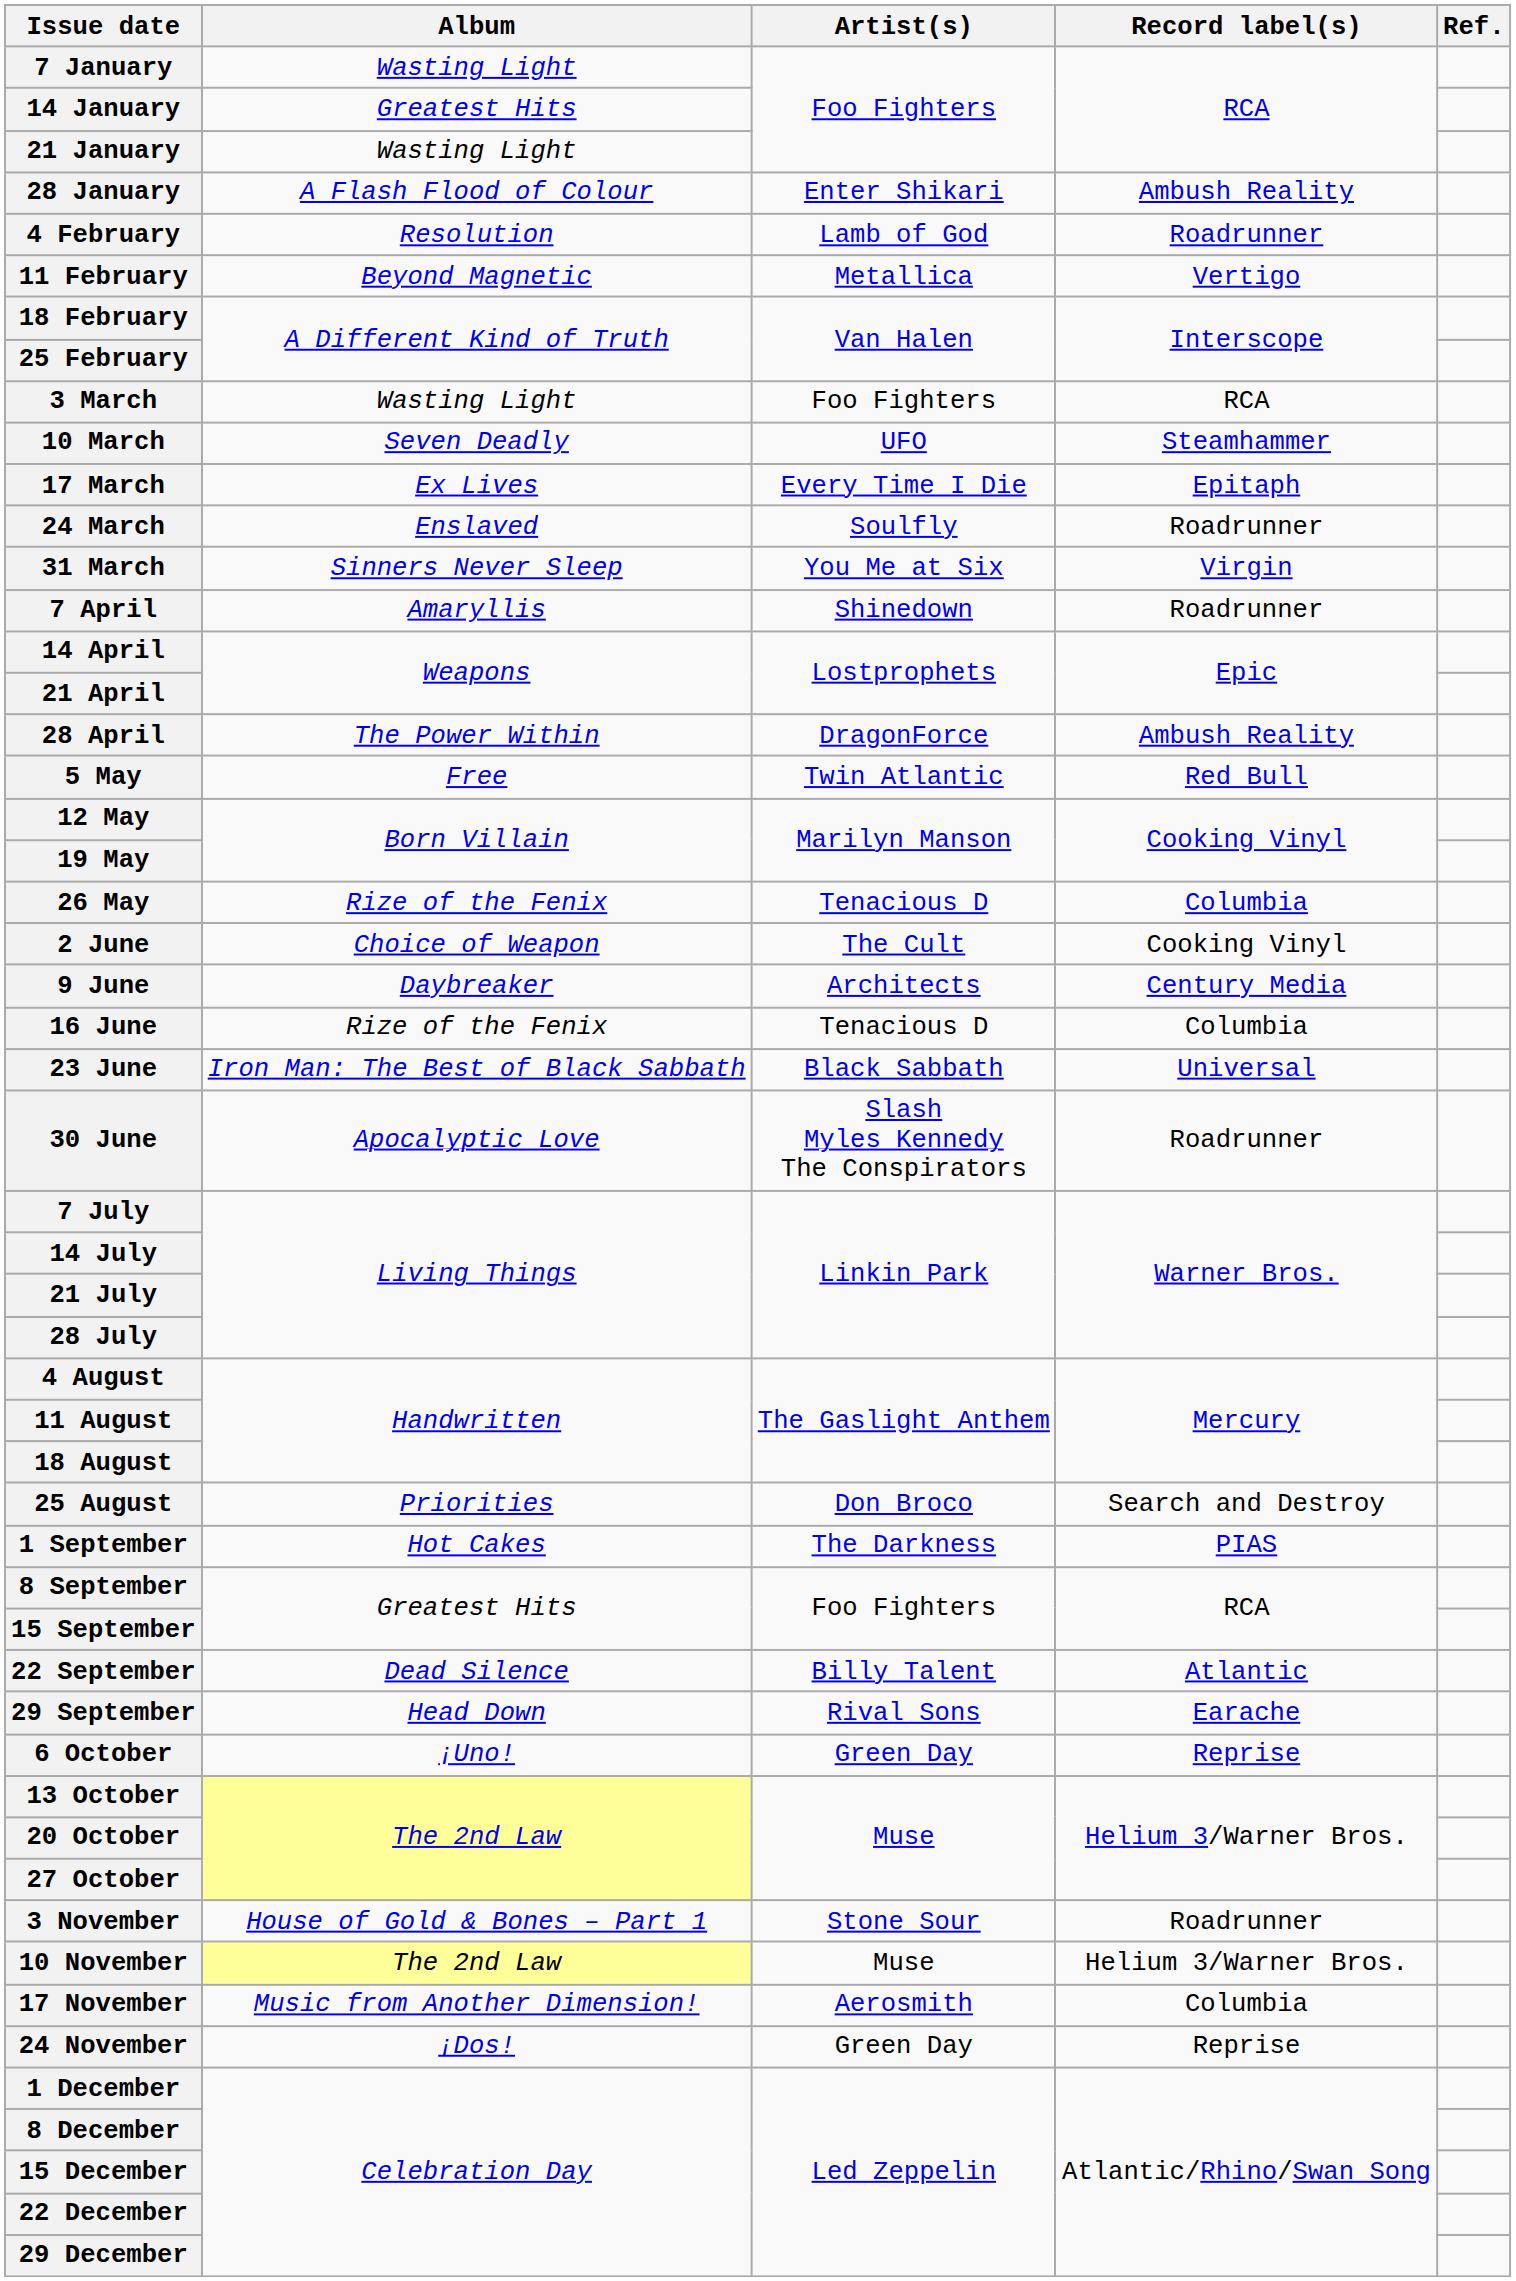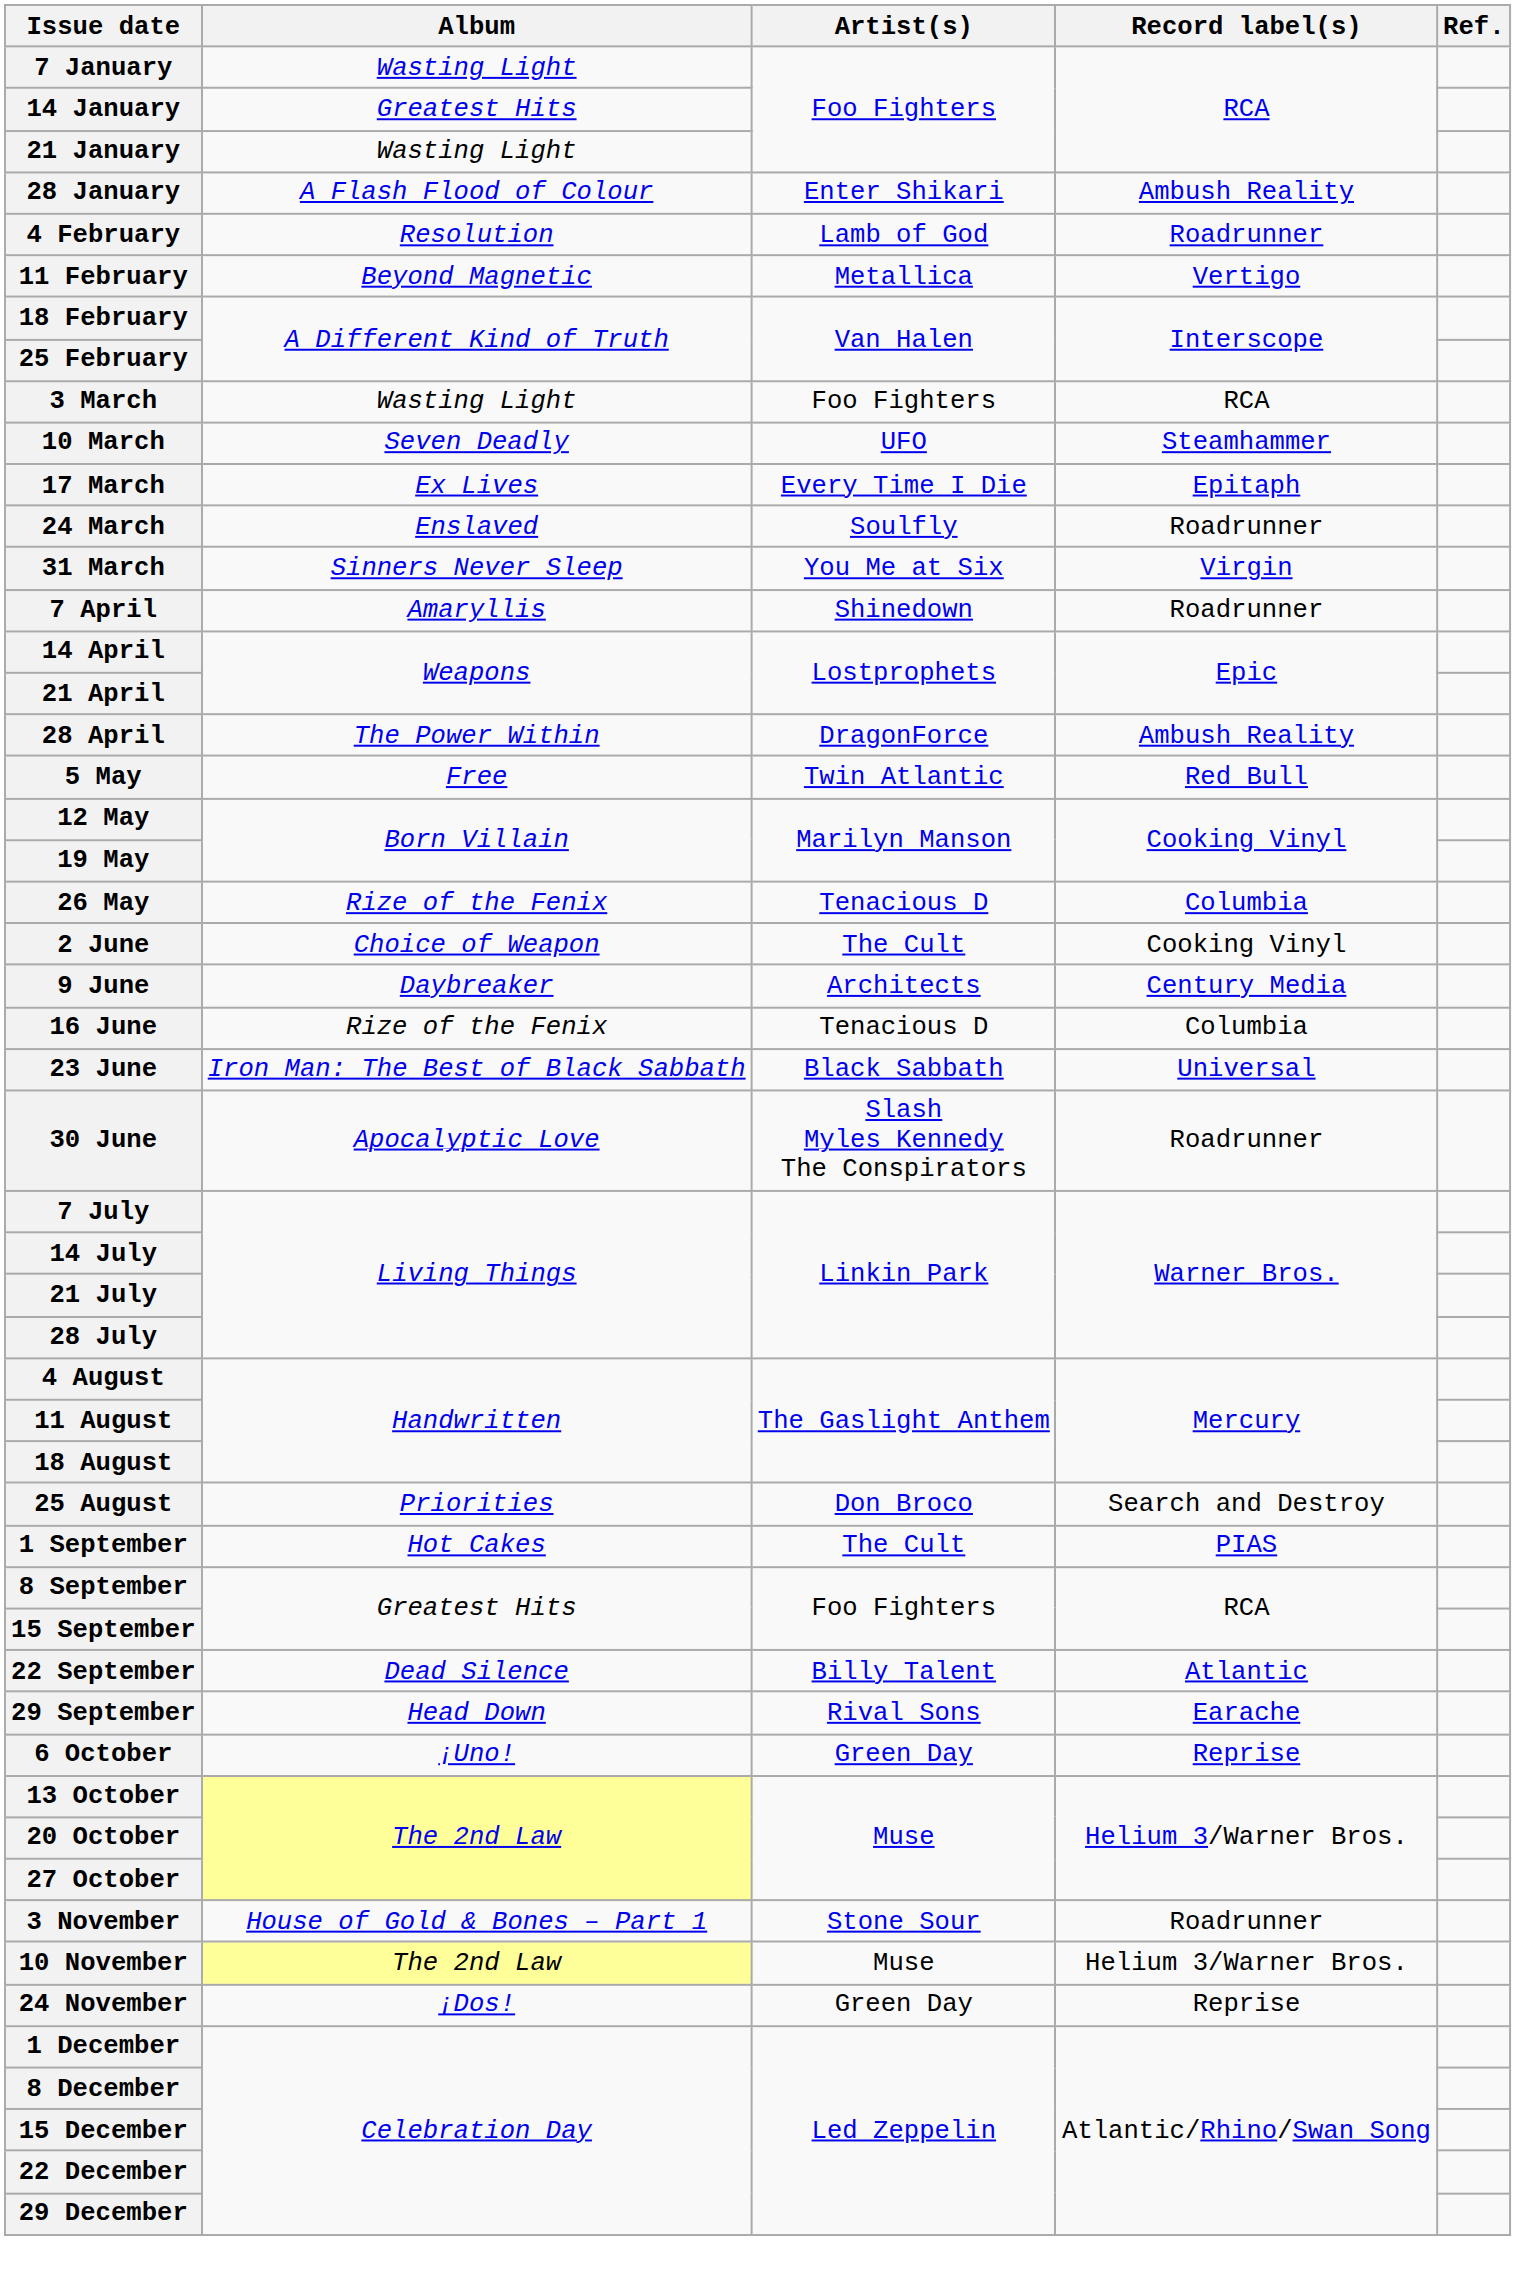(904, 1546) The Darkness -> (904, 1546) The Cult
- row: (103, 2005)
